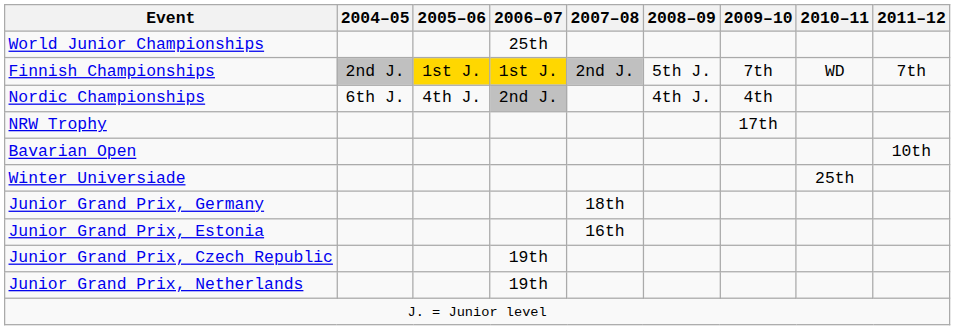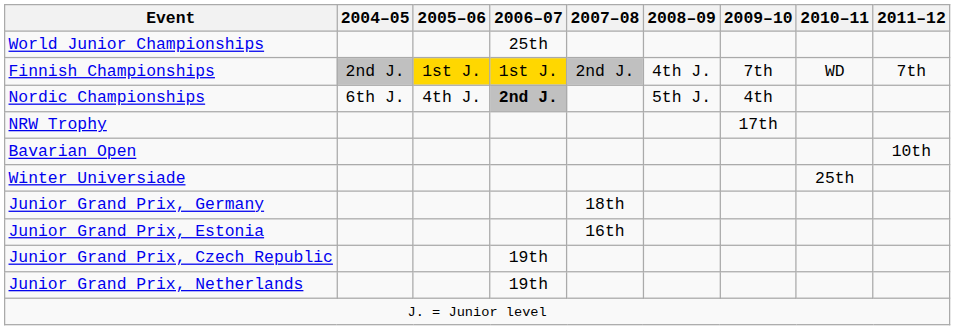(682, 71) 5th J. -> (682, 71) 4th J.
(528, 98) normal -> (528, 98) bold
(682, 98) 4th J. -> (682, 98) 5th J.
